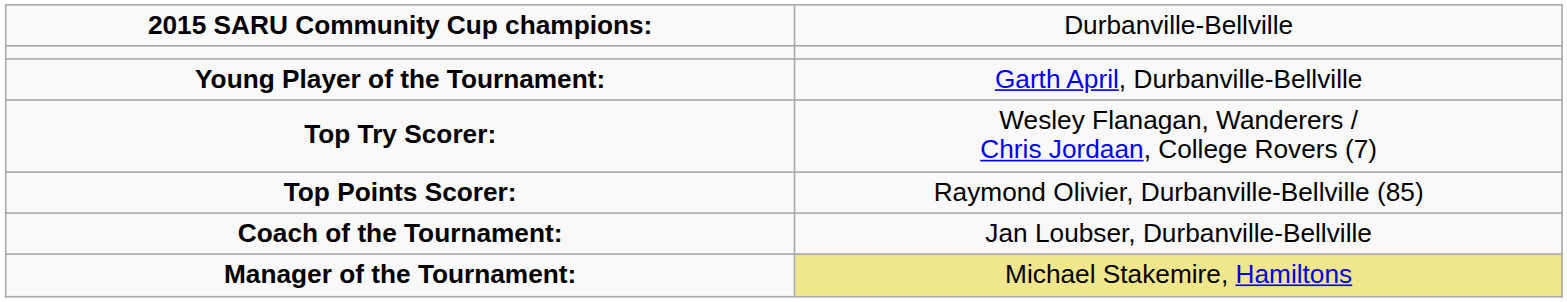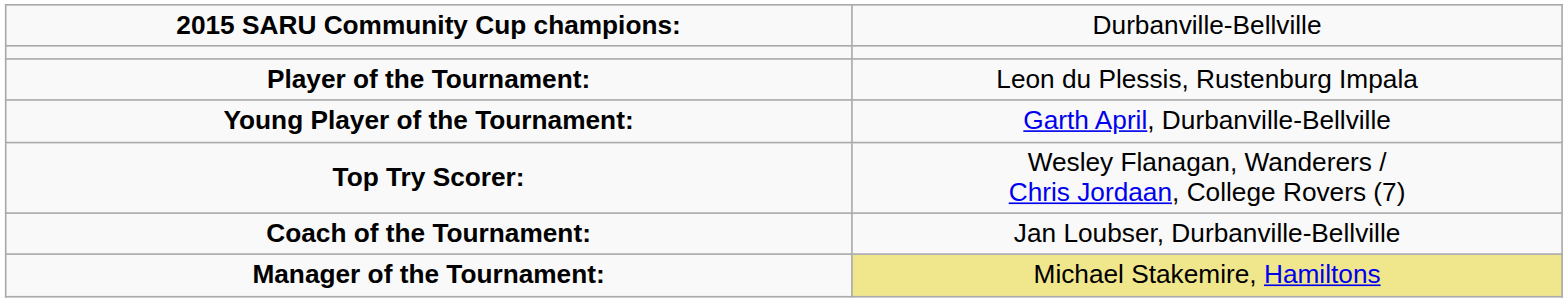+ row: (429, 79)
- row: (400, 191)
